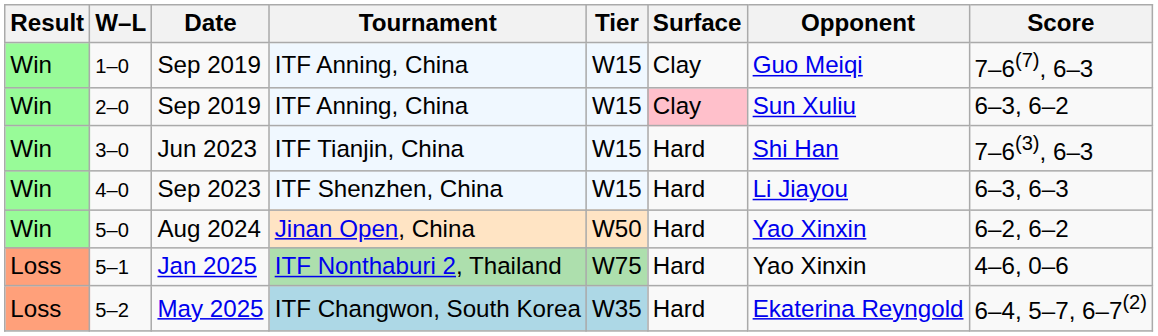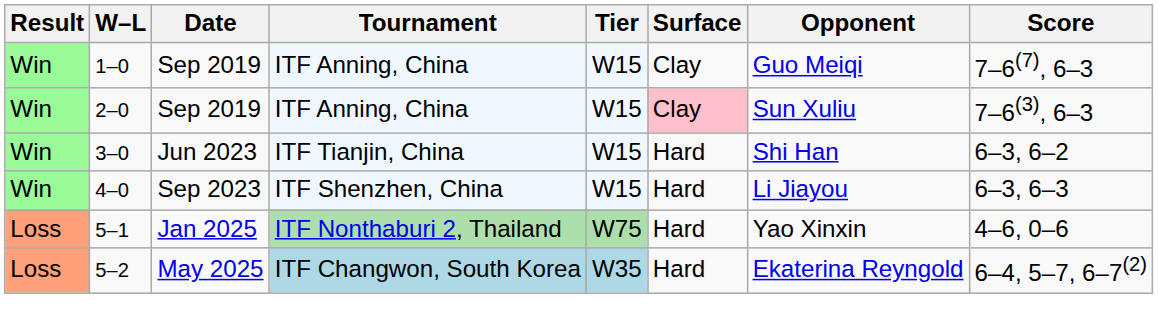(1022, 106) 6–3, 6–2 -> (1034, 110) 7–6(3), 6–3
(1034, 148) 7–6(3), 6–3 -> (1022, 151) 6–3, 6–2
- row: (112, 229)
